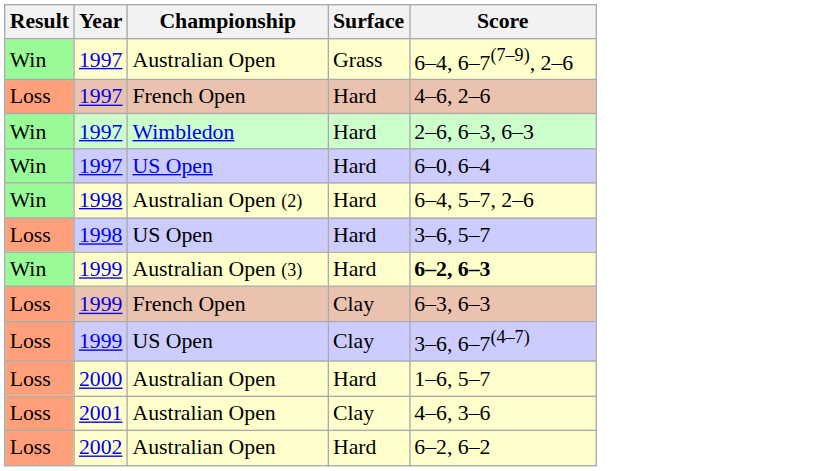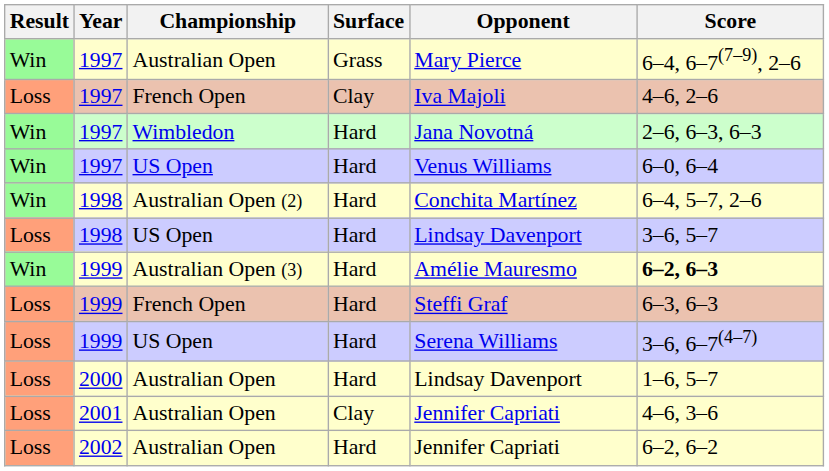+ column: (523, 21)
(355, 96) Hard -> (353, 96) Clay
(353, 303) Clay -> (355, 303) Hard
(353, 341) Clay -> (355, 341) Hard
